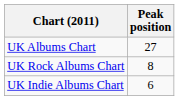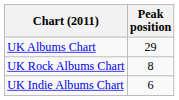(151, 47) 27 -> (151, 47) 29
